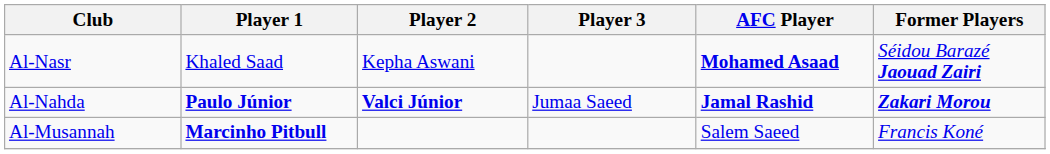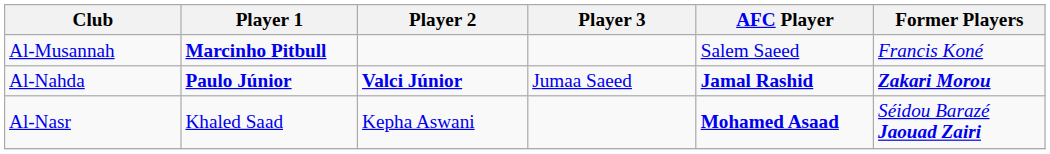rows swapped: (62, 132) <-> (40, 60)
